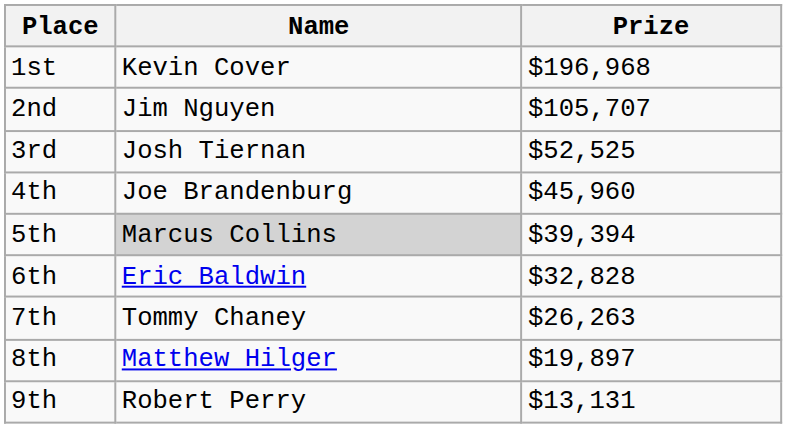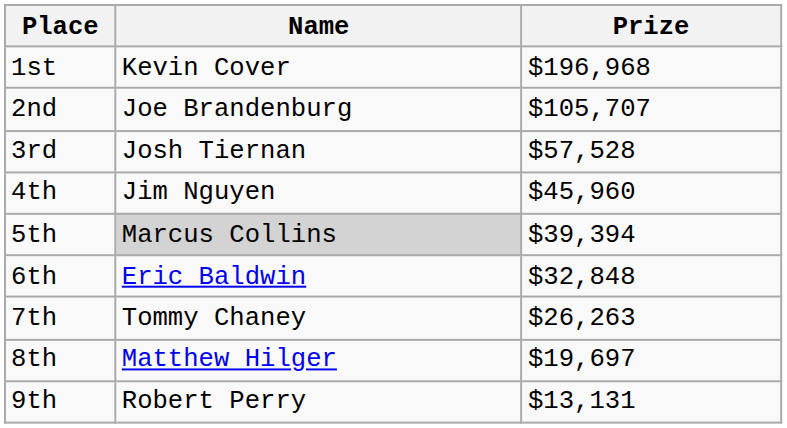(199, 109) Jim Nguyen -> (237, 109) Joe Brandenburg
(582, 151) $52,525 -> (582, 151) $57,528
(237, 193) Joe Brandenburg -> (199, 193) Jim Nguyen
(582, 276) $32,828 -> (582, 276) $32,848
(582, 360) $19,897 -> (582, 360) $19,697
